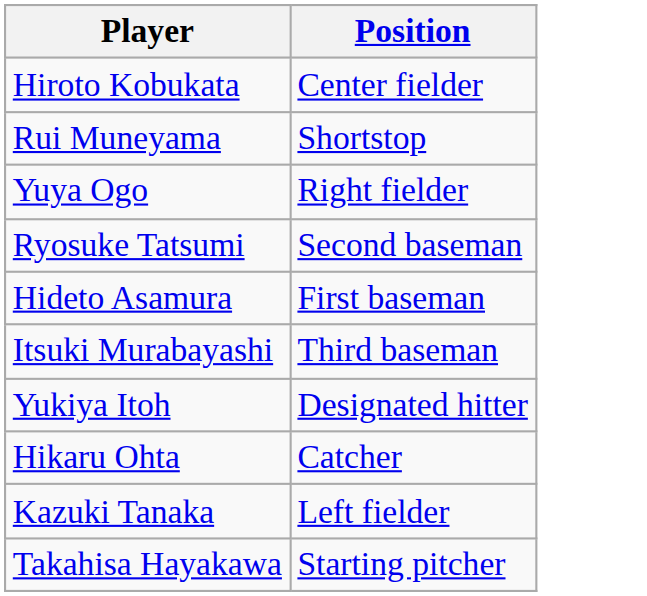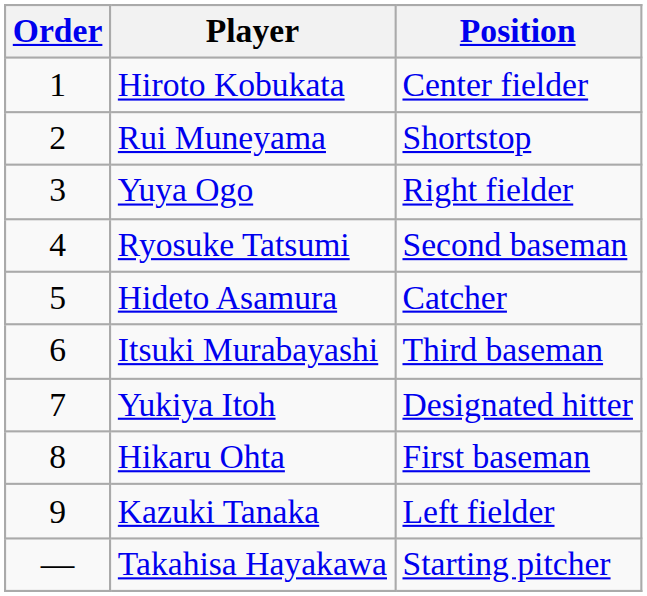+ column: (58, 31)
(391, 297) First baseman -> (455, 297) Catcher
(350, 457) Catcher -> (496, 457) First baseman
